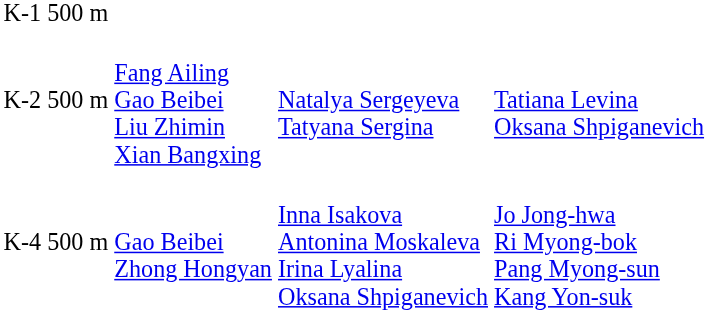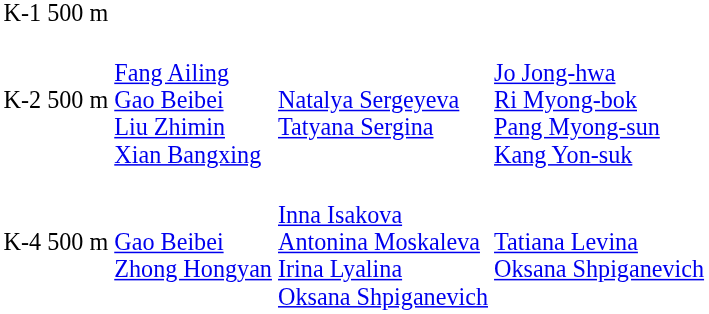(599, 114) Tatiana Levina Oksana Shpiganevich -> (577, 114) Jo Jong-hwa Ri Myong-bok Pang Myong-sun Kang Yon-suk
(577, 255) Jo Jong-hwa Ri Myong-bok Pang Myong-sun Kang Yon-suk -> (599, 255) Tatiana Levina Oksana Shpiganevich
